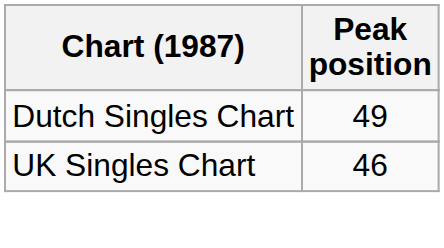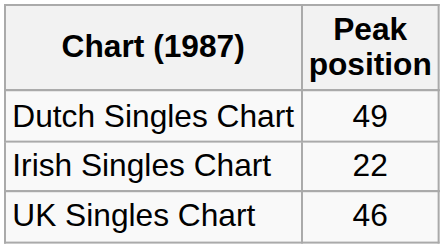+ row: (142, 165)
